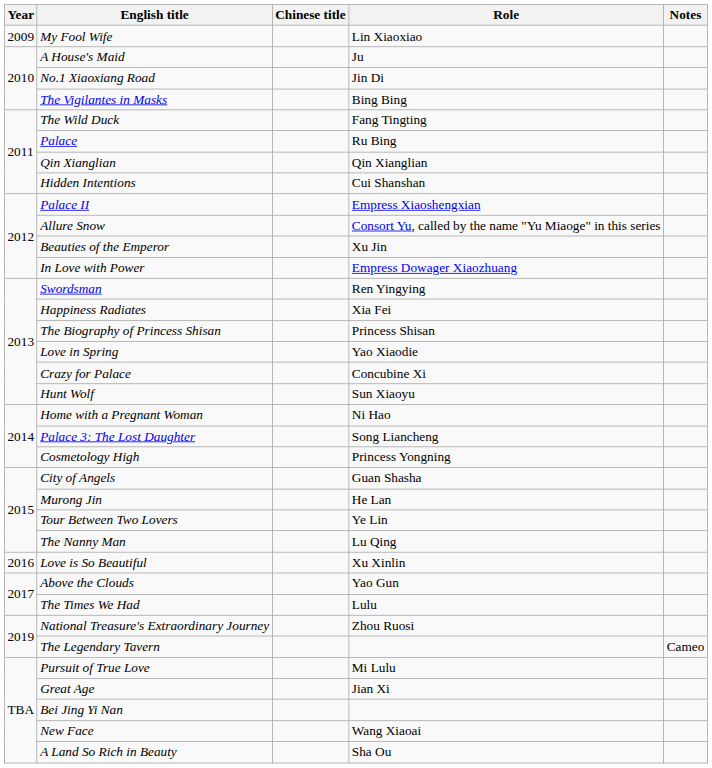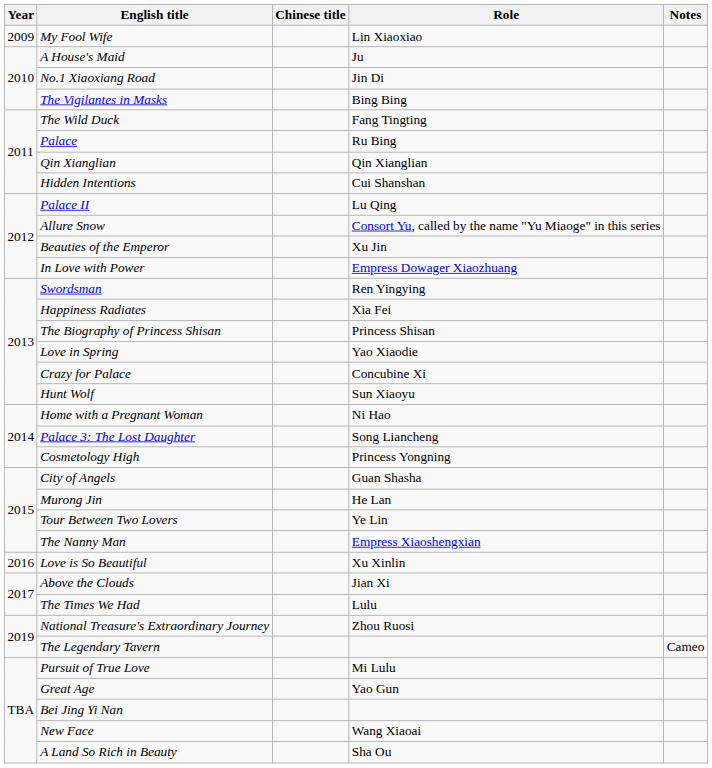(416, 204) Empress Xiaoshengxian -> (374, 204) Lu Qing
(374, 541) Lu Qing -> (416, 541) Empress Xiaoshengxian
(375, 583) Yao Gun -> (371, 583) Jian Xi
(371, 688) Jian Xi -> (375, 688) Yao Gun
